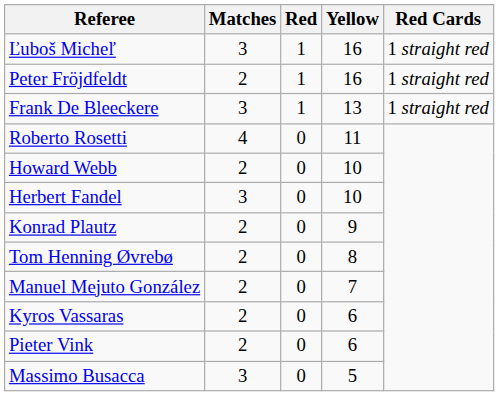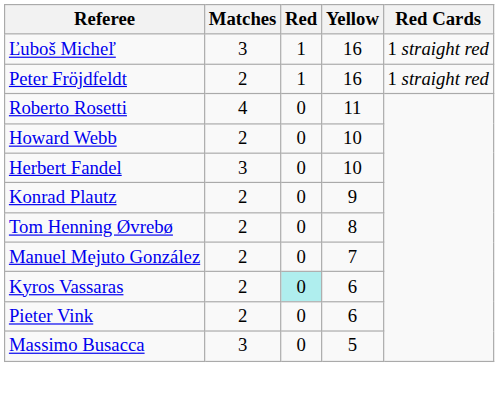- row: (84, 108)
(301, 316) no background -> (301, 286) paleturquoise background
